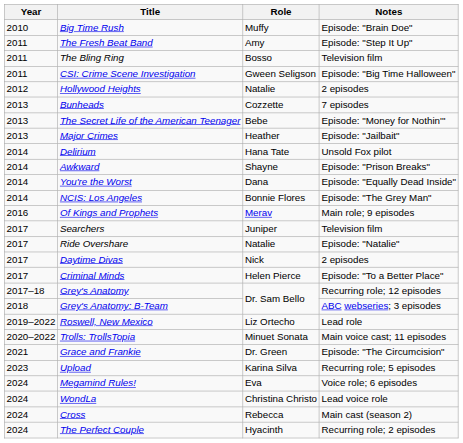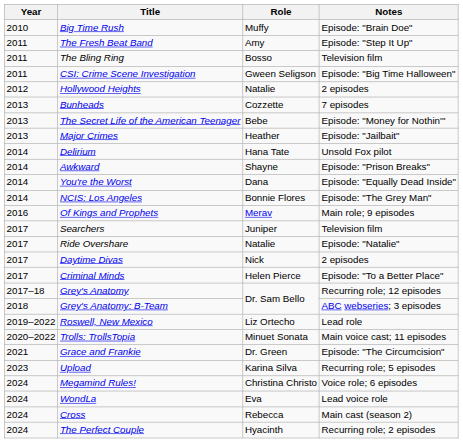(253, 383) Eva -> (281, 383) Christina Christo
(281, 399) Christina Christo -> (253, 399) Eva
